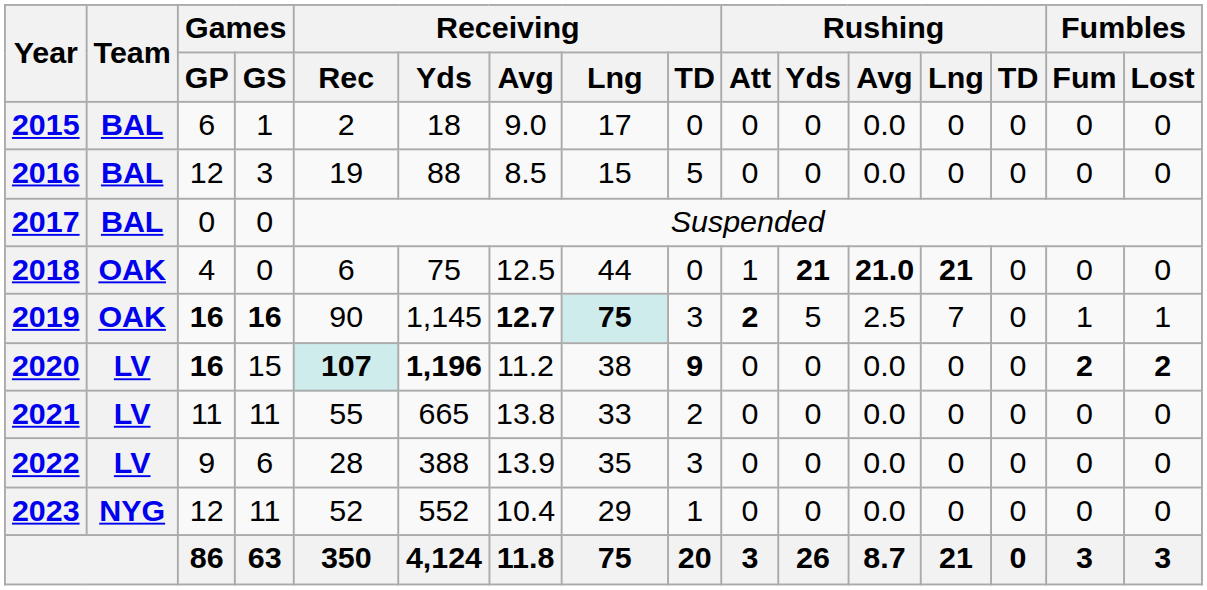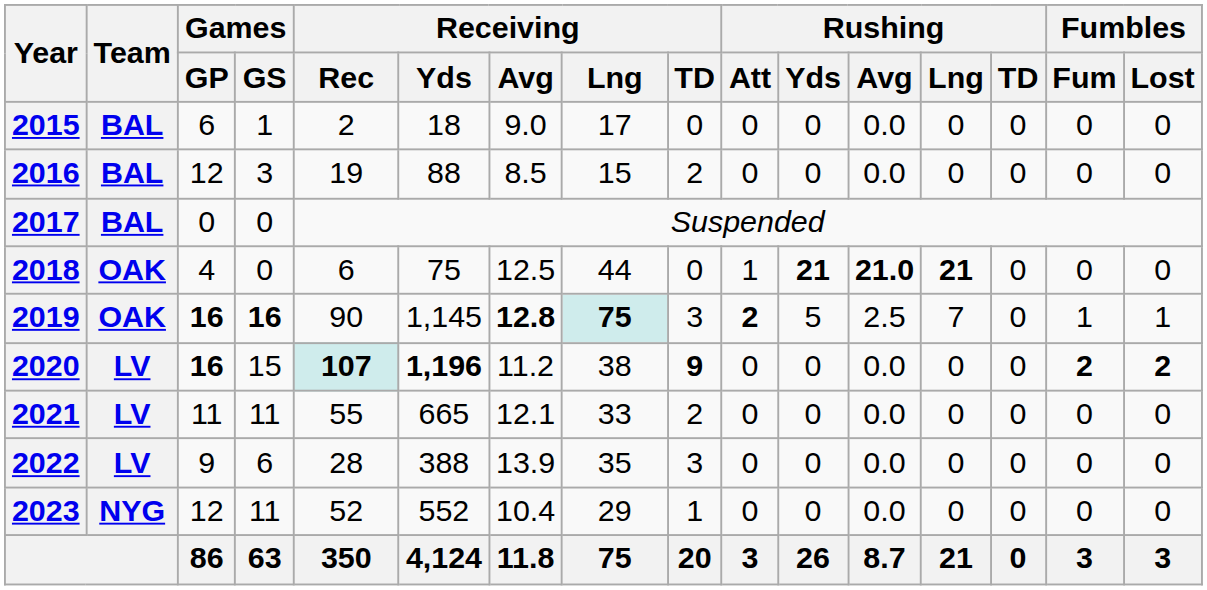(695, 173) 5 -> (695, 173) 2
(526, 317) 12.7 -> (526, 317) 12.8
(526, 414) 13.8 -> (526, 414) 12.1
